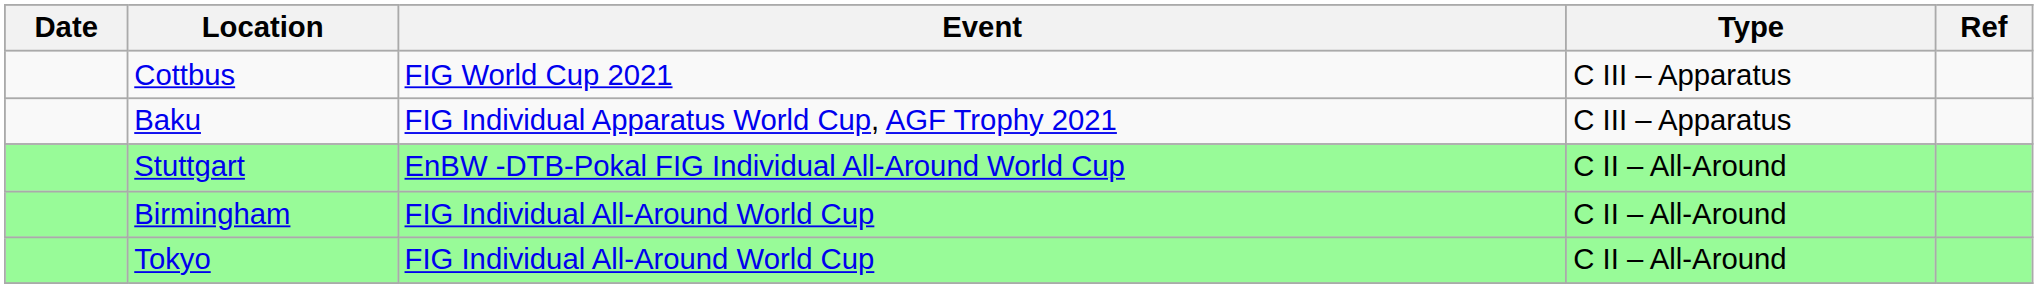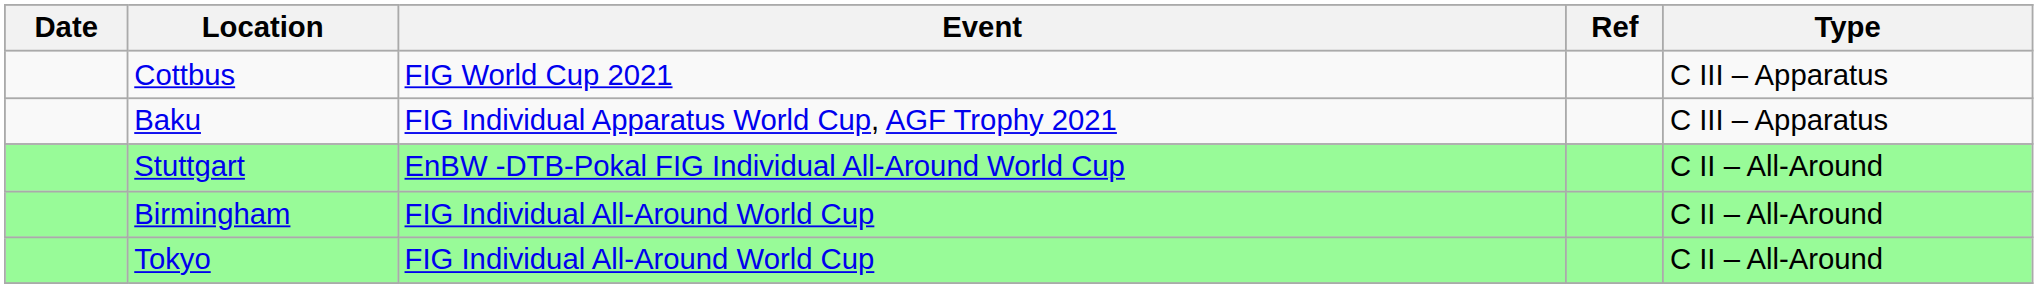columns swapped: (1751, 27) <-> (1984, 27)
